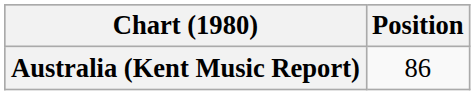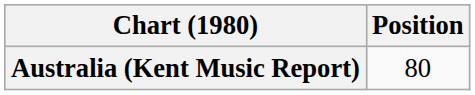(418, 67) 86 -> (418, 67) 80
